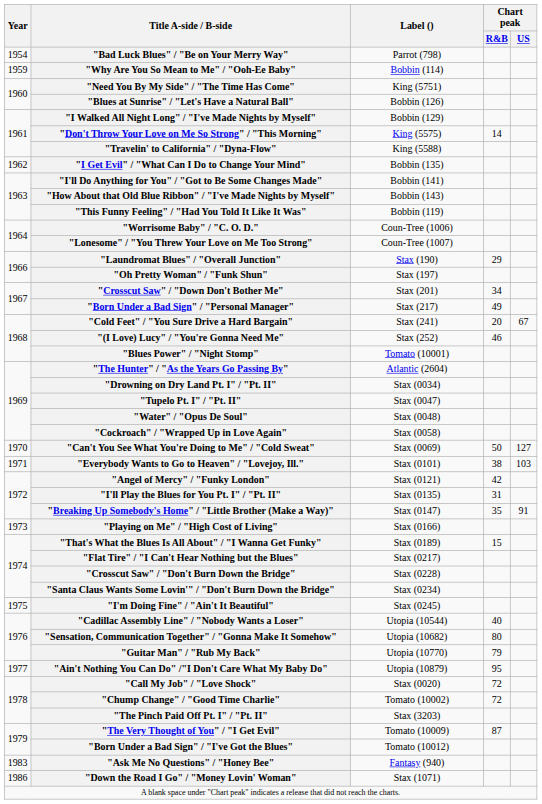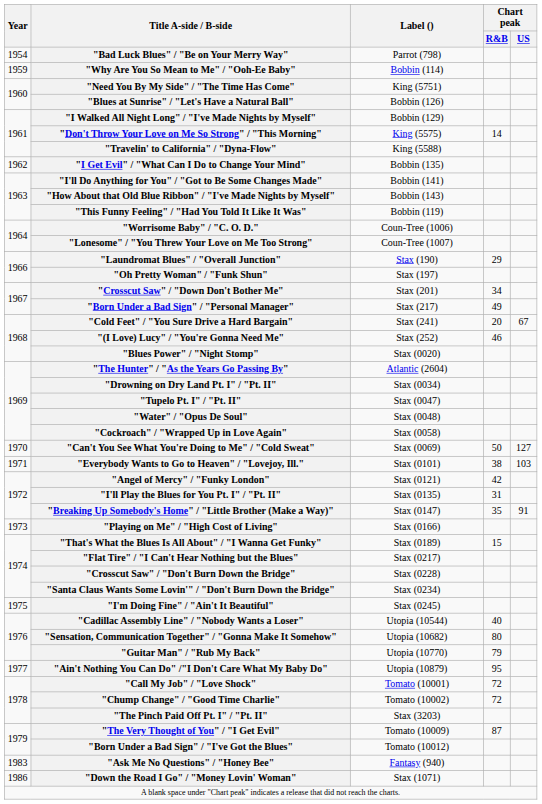(417, 353) Tomato (10001) -> (417, 353) Stax (0020)
(417, 684) Stax (0020) -> (417, 684) Tomato (10001)
